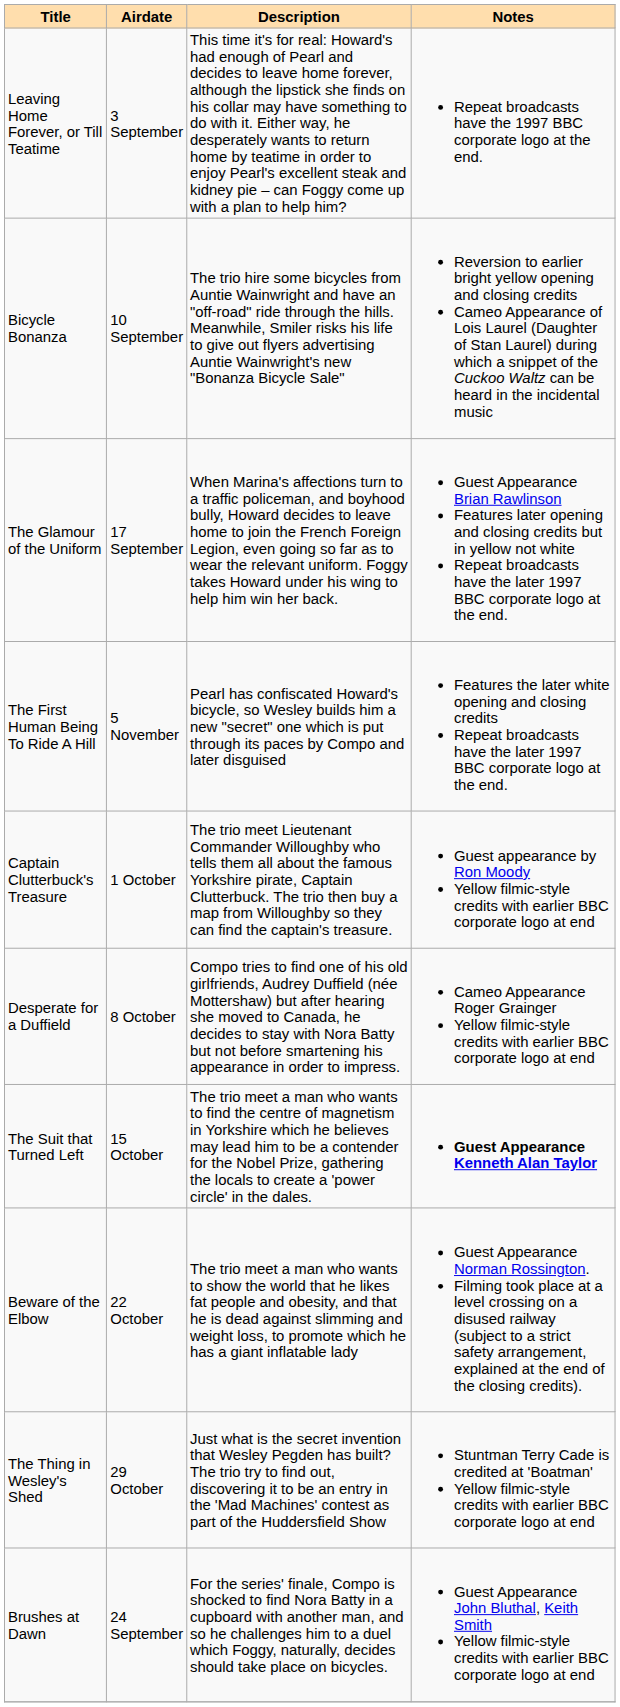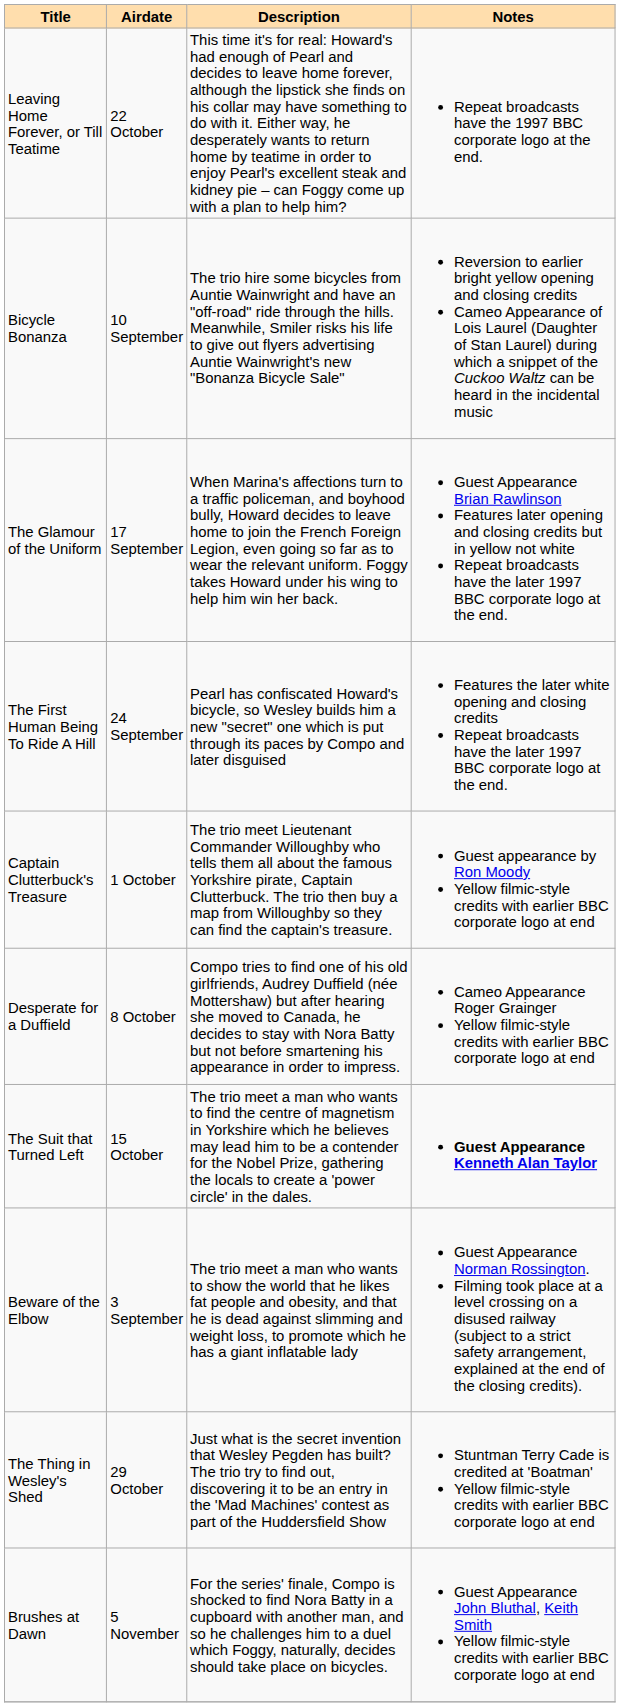(147, 123) 3 September -> (137, 123) 22 October
(145, 727) 5 November -> (147, 727) 24 September
(137, 1310) 22 October -> (147, 1310) 3 September
(147, 1625) 24 September -> (145, 1625) 5 November
